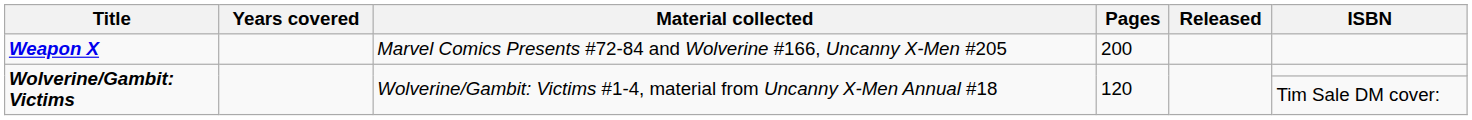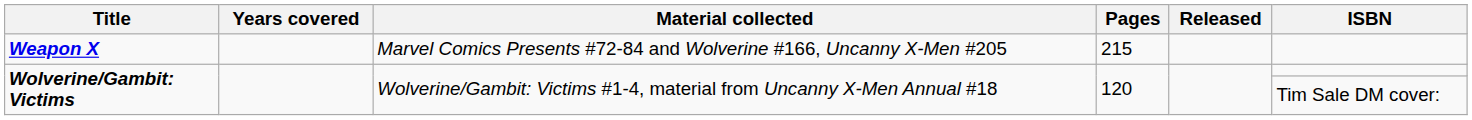(1117, 49) 200 -> (1117, 49) 215
